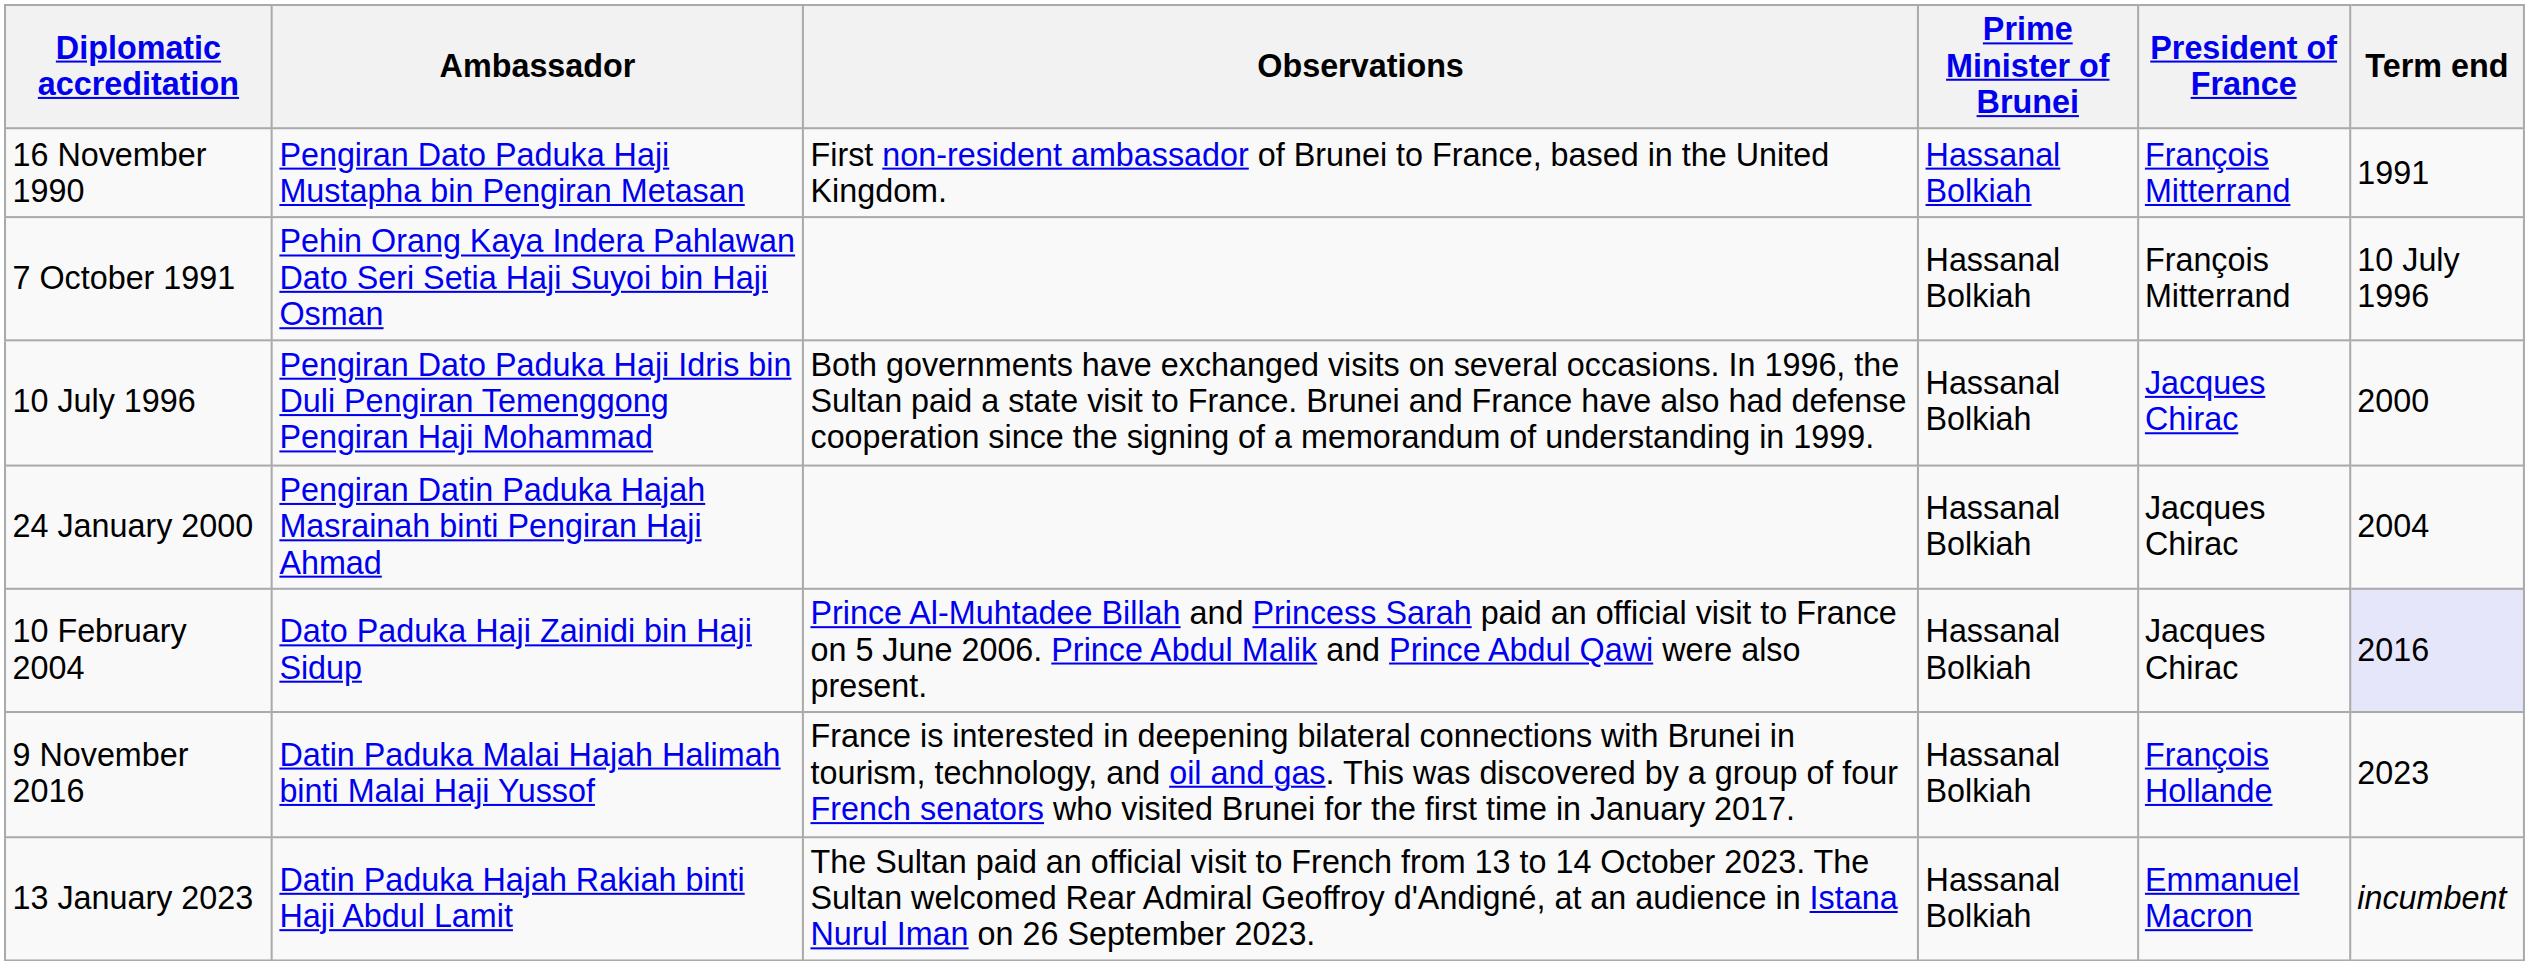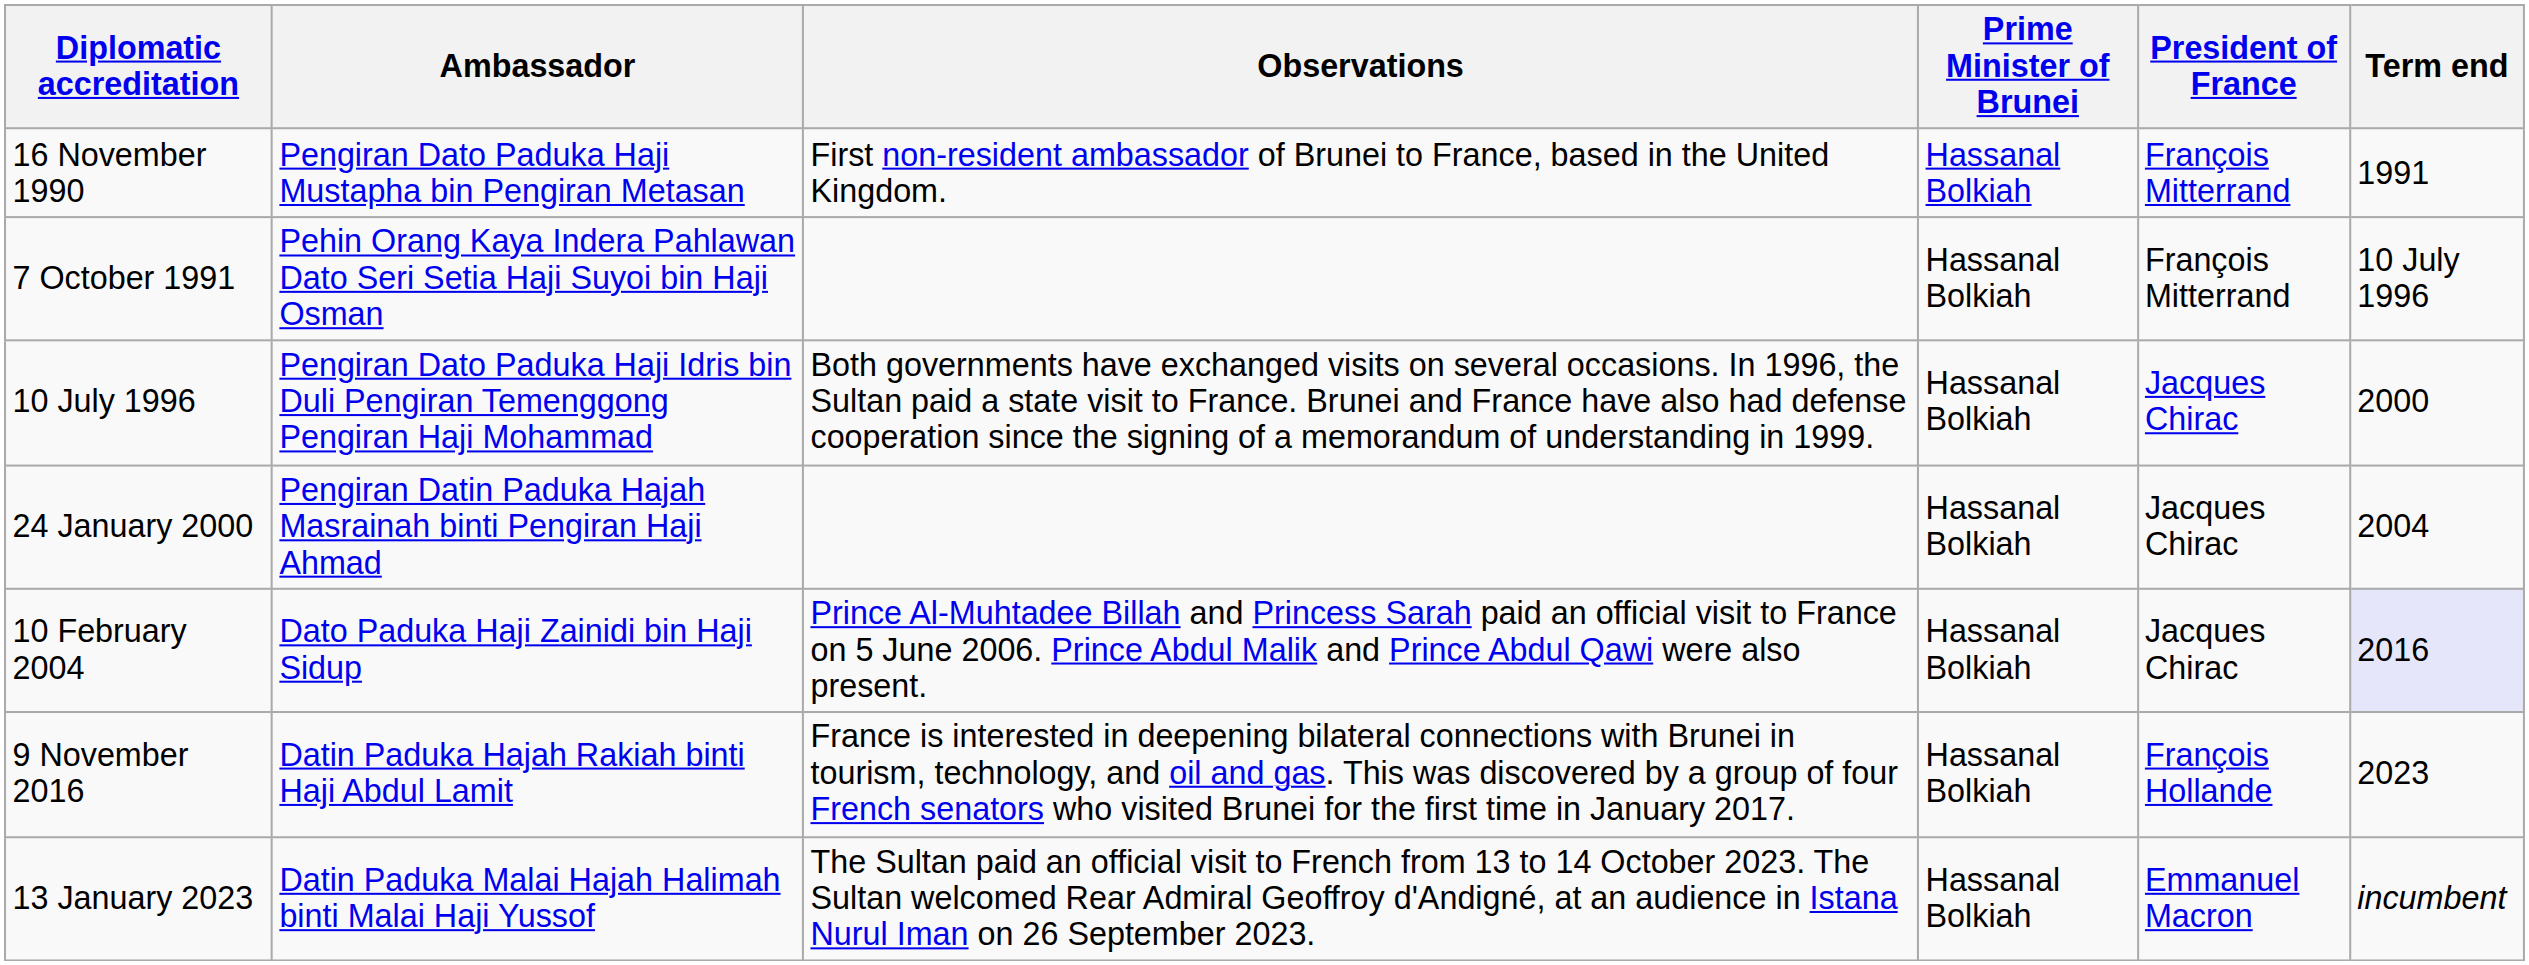(530, 773) Datin Paduka Malai Hajah Halimah binti Malai Haji Yussof -> (512, 773) Datin Paduka Hajah Rakiah binti Haji Abdul Lamit
(512, 897) Datin Paduka Hajah Rakiah binti Haji Abdul Lamit -> (530, 897) Datin Paduka Malai Hajah Halimah binti Malai Haji Yussof
